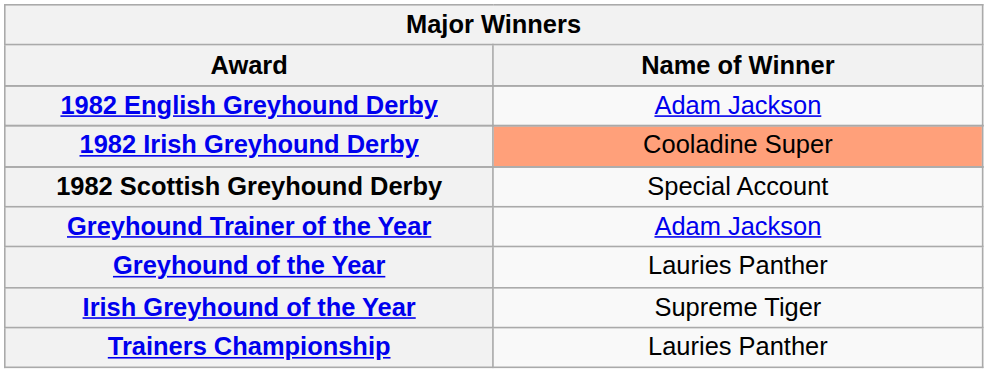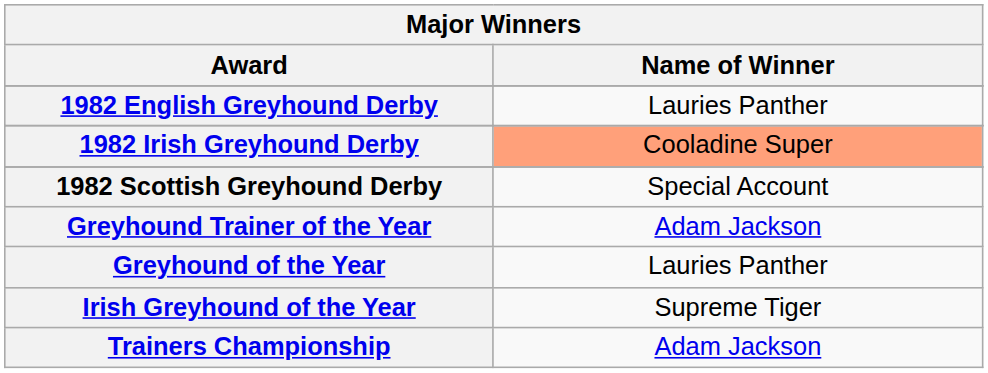(738, 105) Adam Jackson -> (738, 105) Lauries Panther
(738, 347) Lauries Panther -> (738, 347) Adam Jackson
